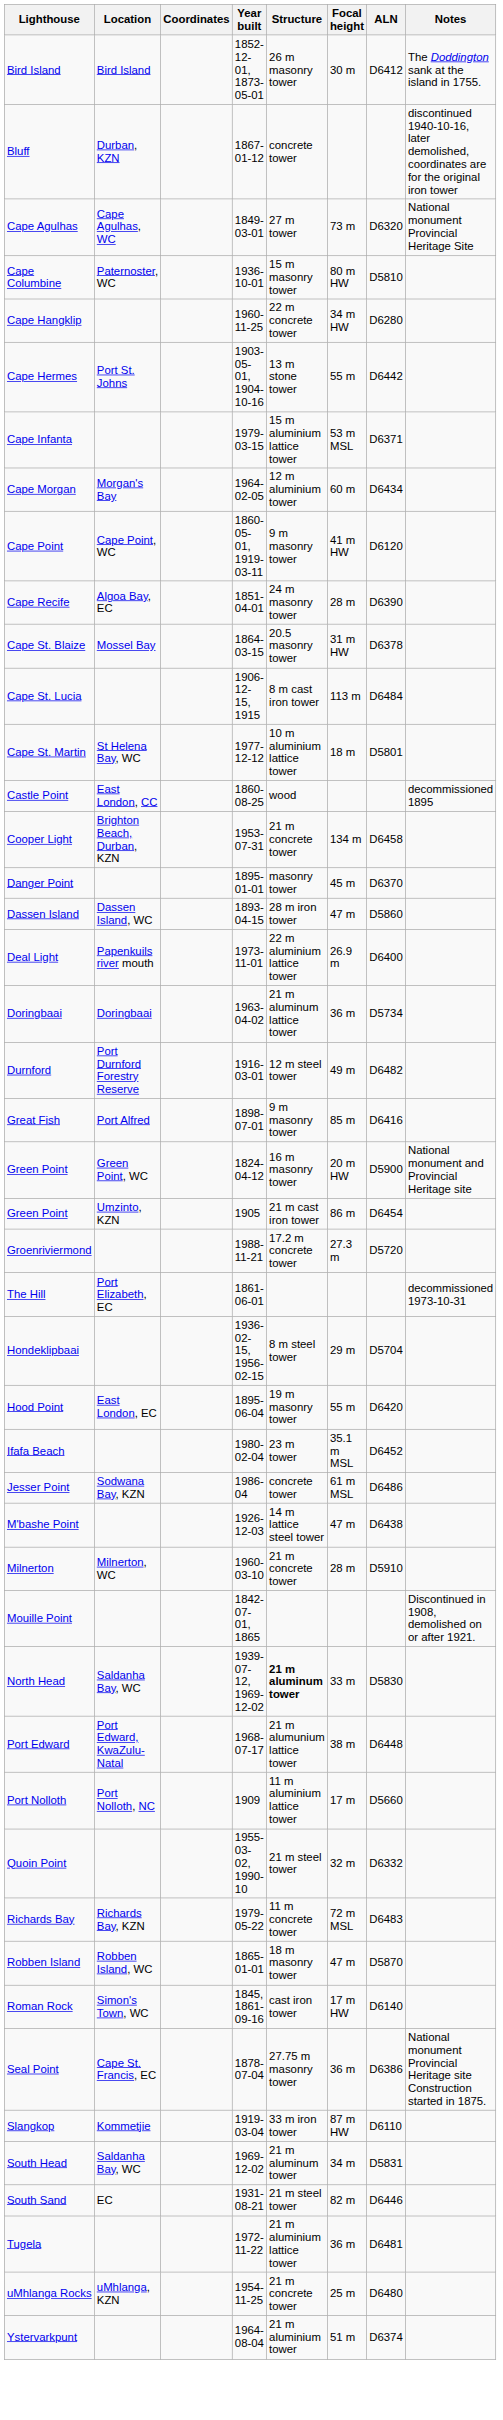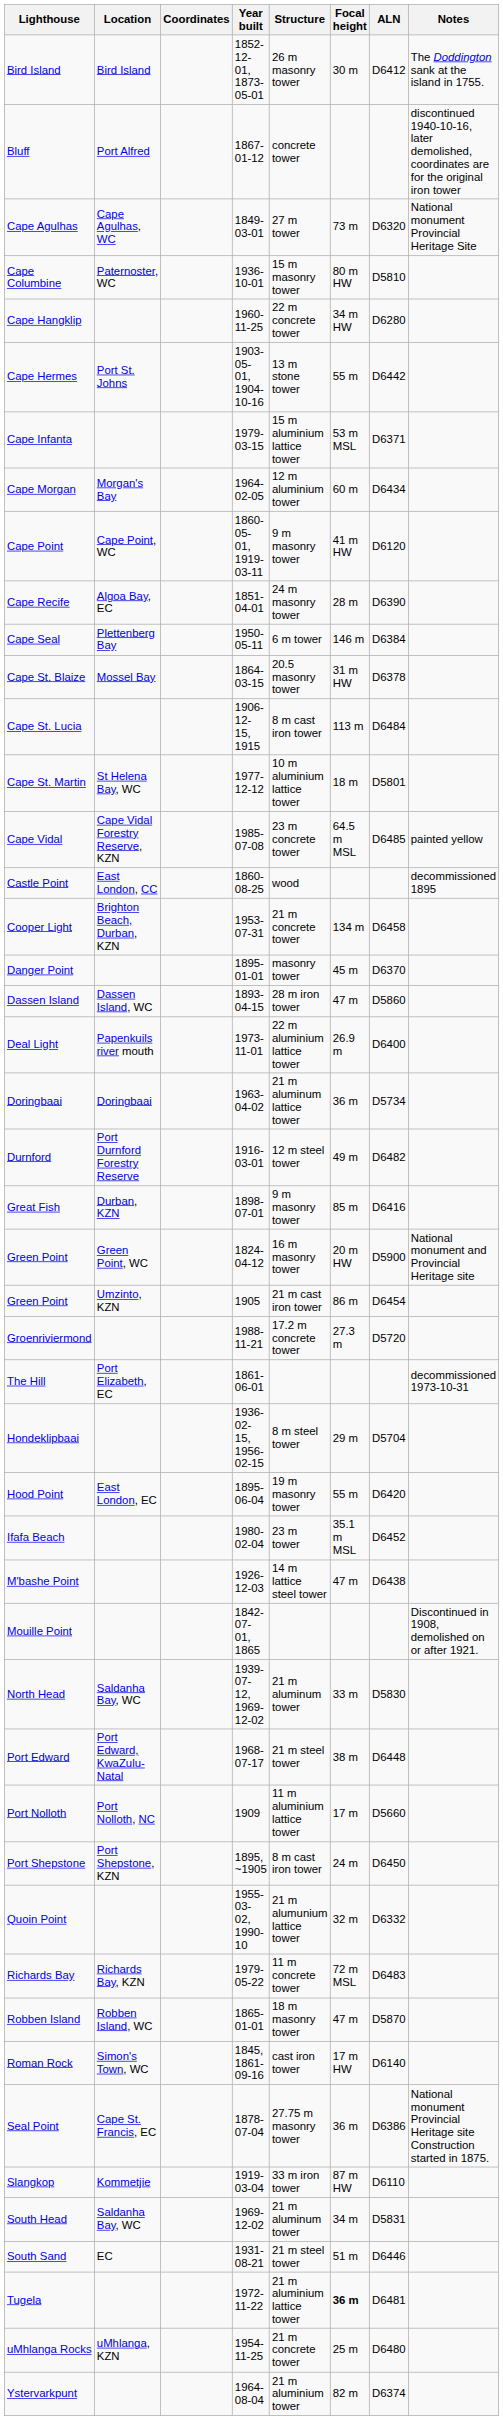(117, 151) Durban, KZN -> (123, 151) Port Alfred
+ row: (33, 639)
+ row: (35, 839)
(123, 1120) Port Alfred -> (117, 1207) Durban, KZN
- row: (38, 1488)
- row: (30, 1568)
(296, 1681) bold -> (297, 1694) normal
(297, 1744) 21 m alumunium lattice tower -> (298, 1757) 21 m steel tower
+ row: (46, 1863)
(295, 1863) 21 m steel tower -> (300, 1919) 21 m alumunium lattice tower
(343, 2200) 82 m -> (345, 2256) 51 m
(343, 2243) normal -> (346, 2300) bold
(343, 2337) 51 m -> (345, 2393) 82 m
